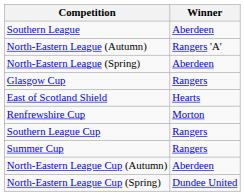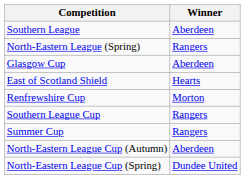- row: (77, 47)
(193, 64) Aberdeen -> (190, 47) Rangers
(190, 81) Rangers -> (193, 64) Aberdeen
